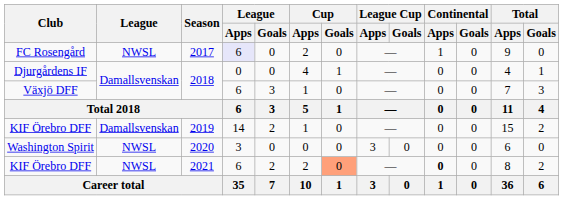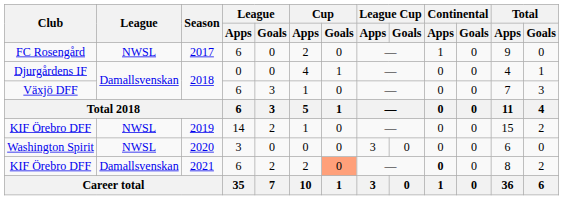(238, 52) lavender background -> (238, 52) no background
(139, 128) Damallsvenskan -> (139, 128) NWSL
(139, 166) NWSL -> (139, 166) Damallsvenskan
